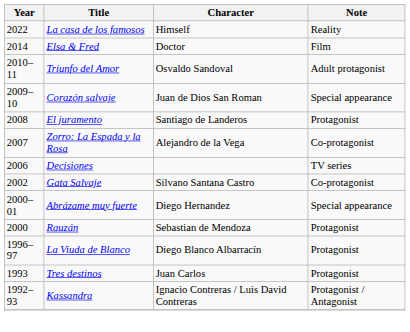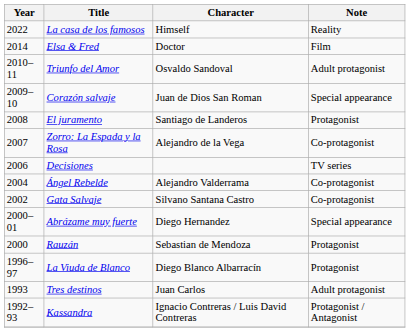+ row: (77, 182)
(335, 273) Protagonist -> (348, 289) Adult protagonist
